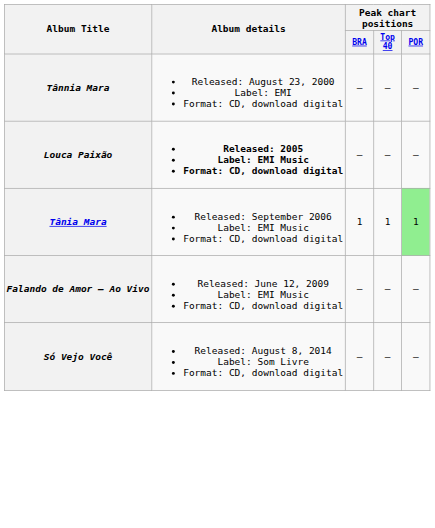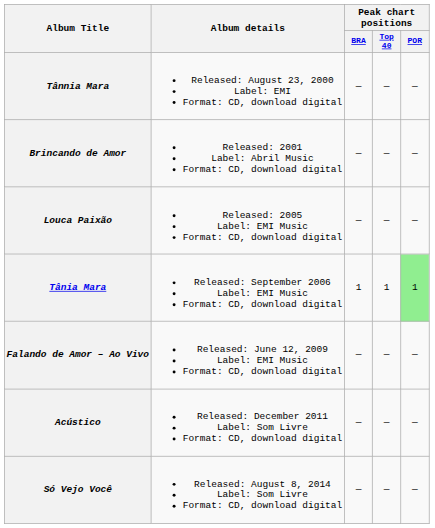+ row: (78, 153)
(249, 160) bold -> (248, 226) normal
+ row: (78, 422)
